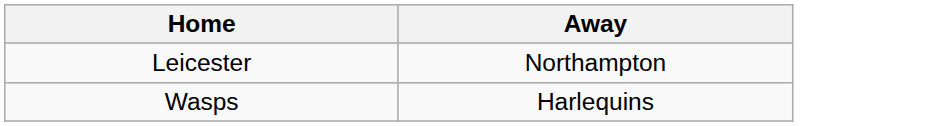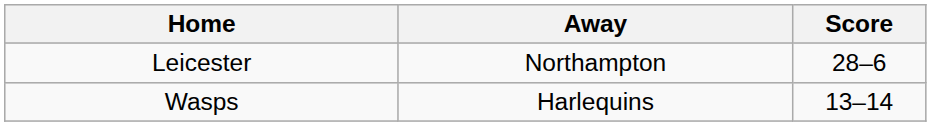+ column: (859, 23)
